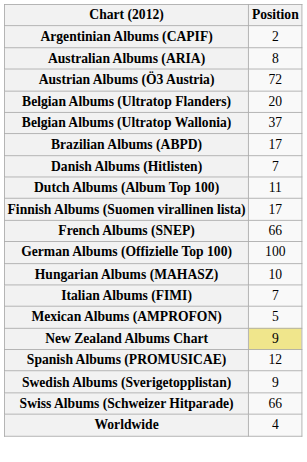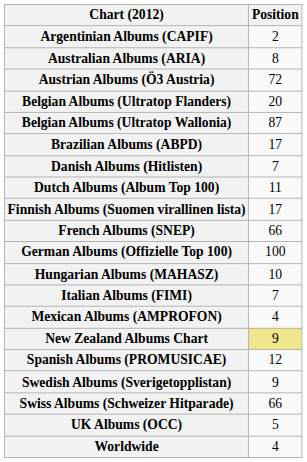(275, 123) 37 -> (275, 123) 87
(275, 317) 5 -> (275, 317) 4
+ row: (127, 425)
